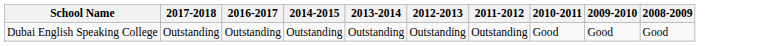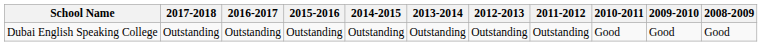+ column: (314, 13)
